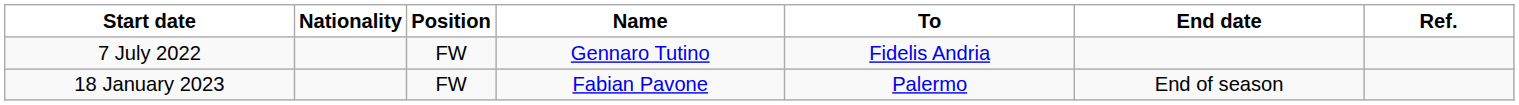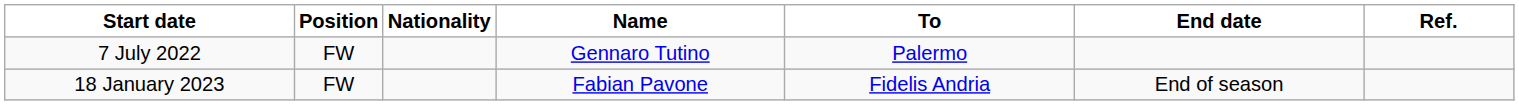columns swapped: (451, 21) <-> (350, 21)
(930, 53) Fidelis Andria -> (930, 53) Palermo
(930, 85) Palermo -> (930, 85) Fidelis Andria
